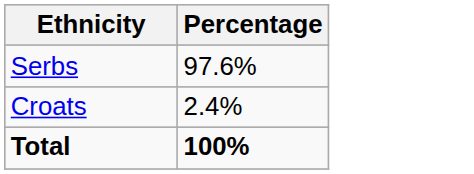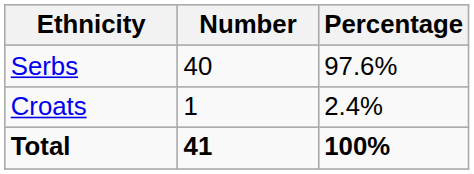+ column: (248, 24)
